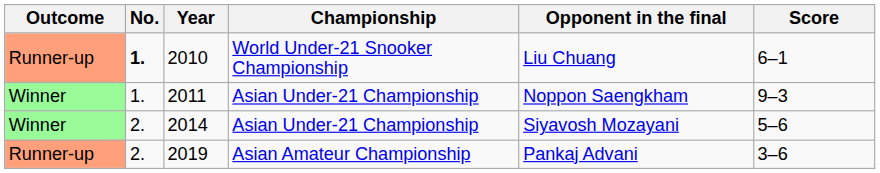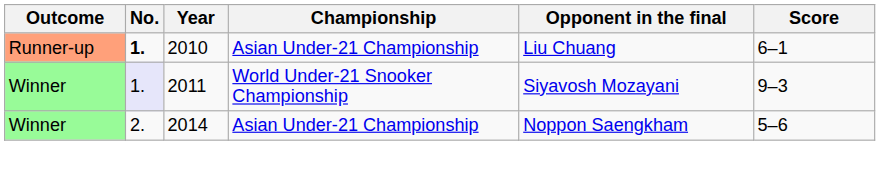(332, 57) World Under-21 Snooker Championship -> (355, 47) Asian Under-21 Championship
(138, 96) no background -> (138, 86) lavender background
(355, 96) Asian Under-21 Championship -> (332, 86) World Under-21 Snooker Championship
(606, 96) Noppon Saengkham -> (601, 86) Siyavosh Mozayani
(601, 125) Siyavosh Mozayani -> (606, 125) Noppon Saengkham
- row: (188, 153)
